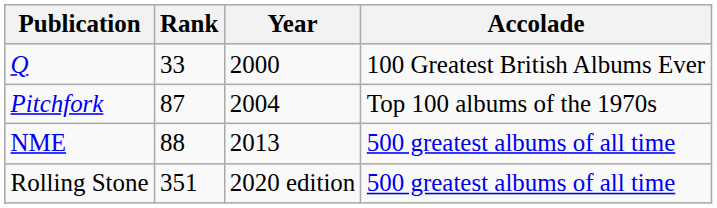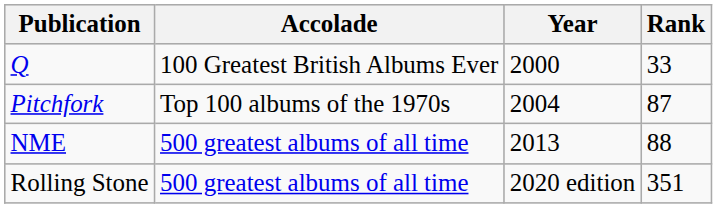columns swapped: (536, 24) <-> (189, 24)
